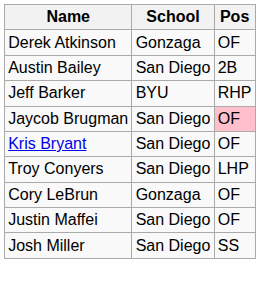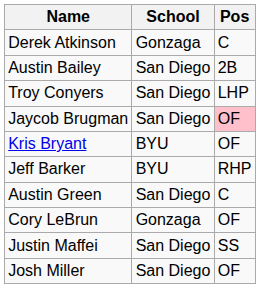(229, 42) OF -> (224, 42) C
rows swapped: (47, 93) <-> (56, 169)
(173, 144) San Diego -> (152, 144) BYU
+ row: (55, 194)
(229, 220) OF -> (228, 245) SS
(228, 245) SS -> (229, 270) OF
